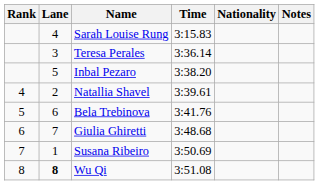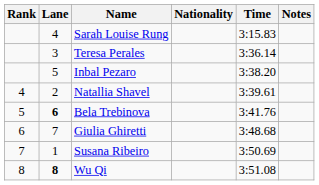columns swapped: (247, 14) <-> (193, 14)
(55, 111) normal -> (55, 111) bold
